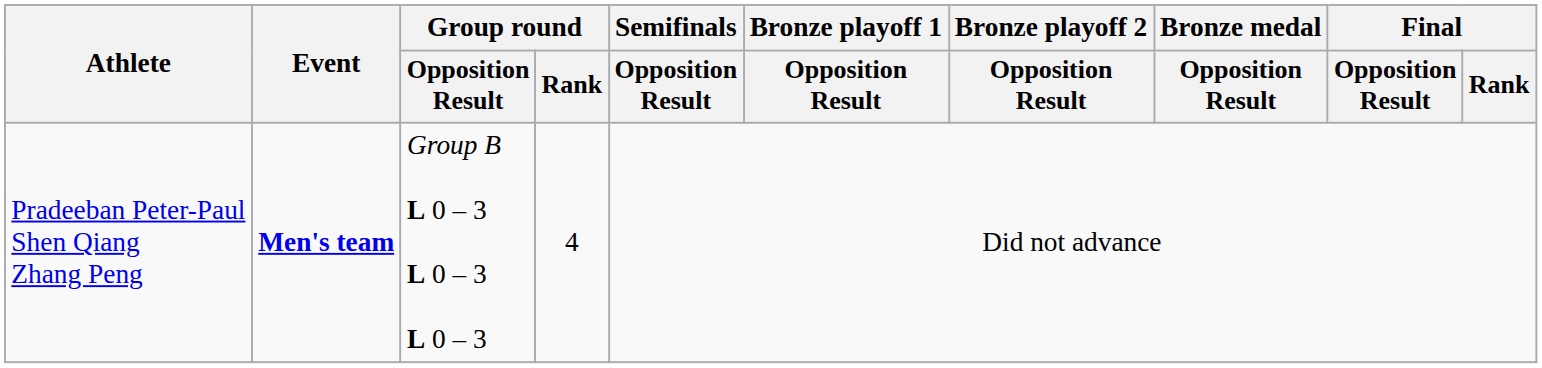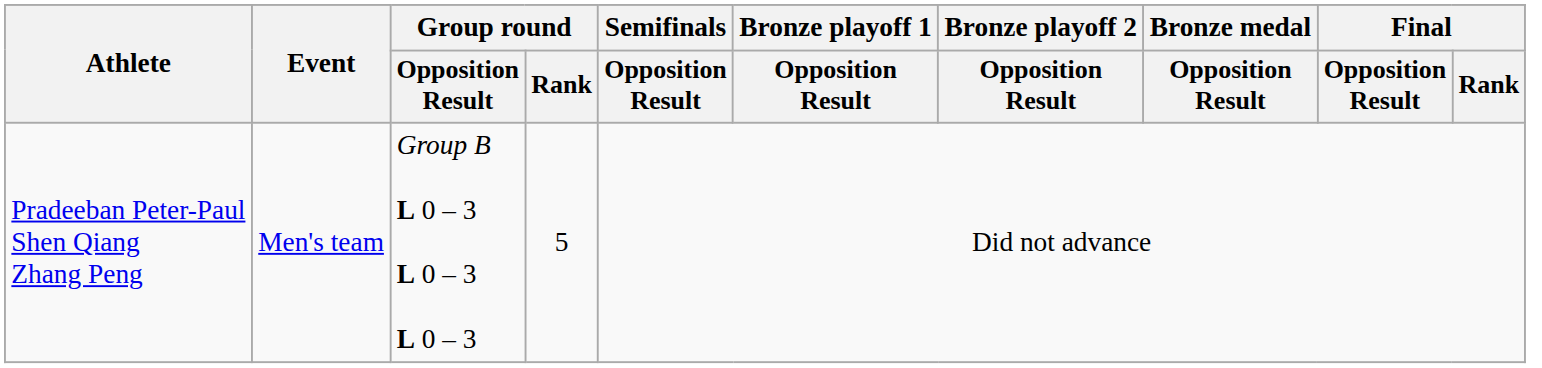(326, 242) bold -> (321, 242) normal
(572, 242) 4 -> (562, 242) 5
